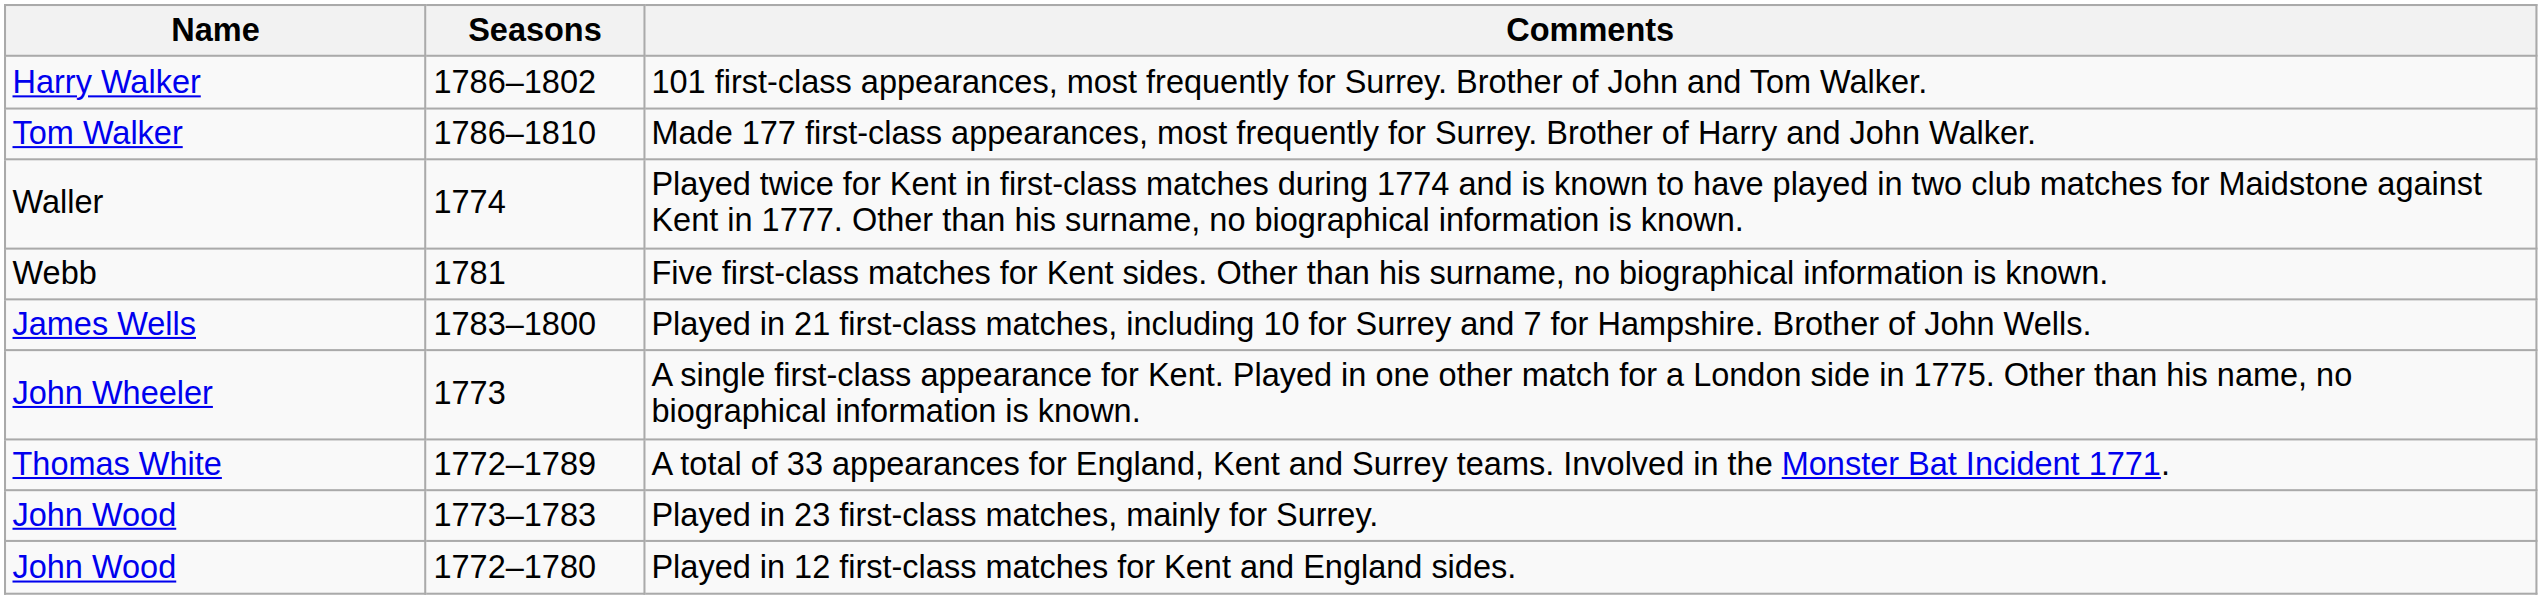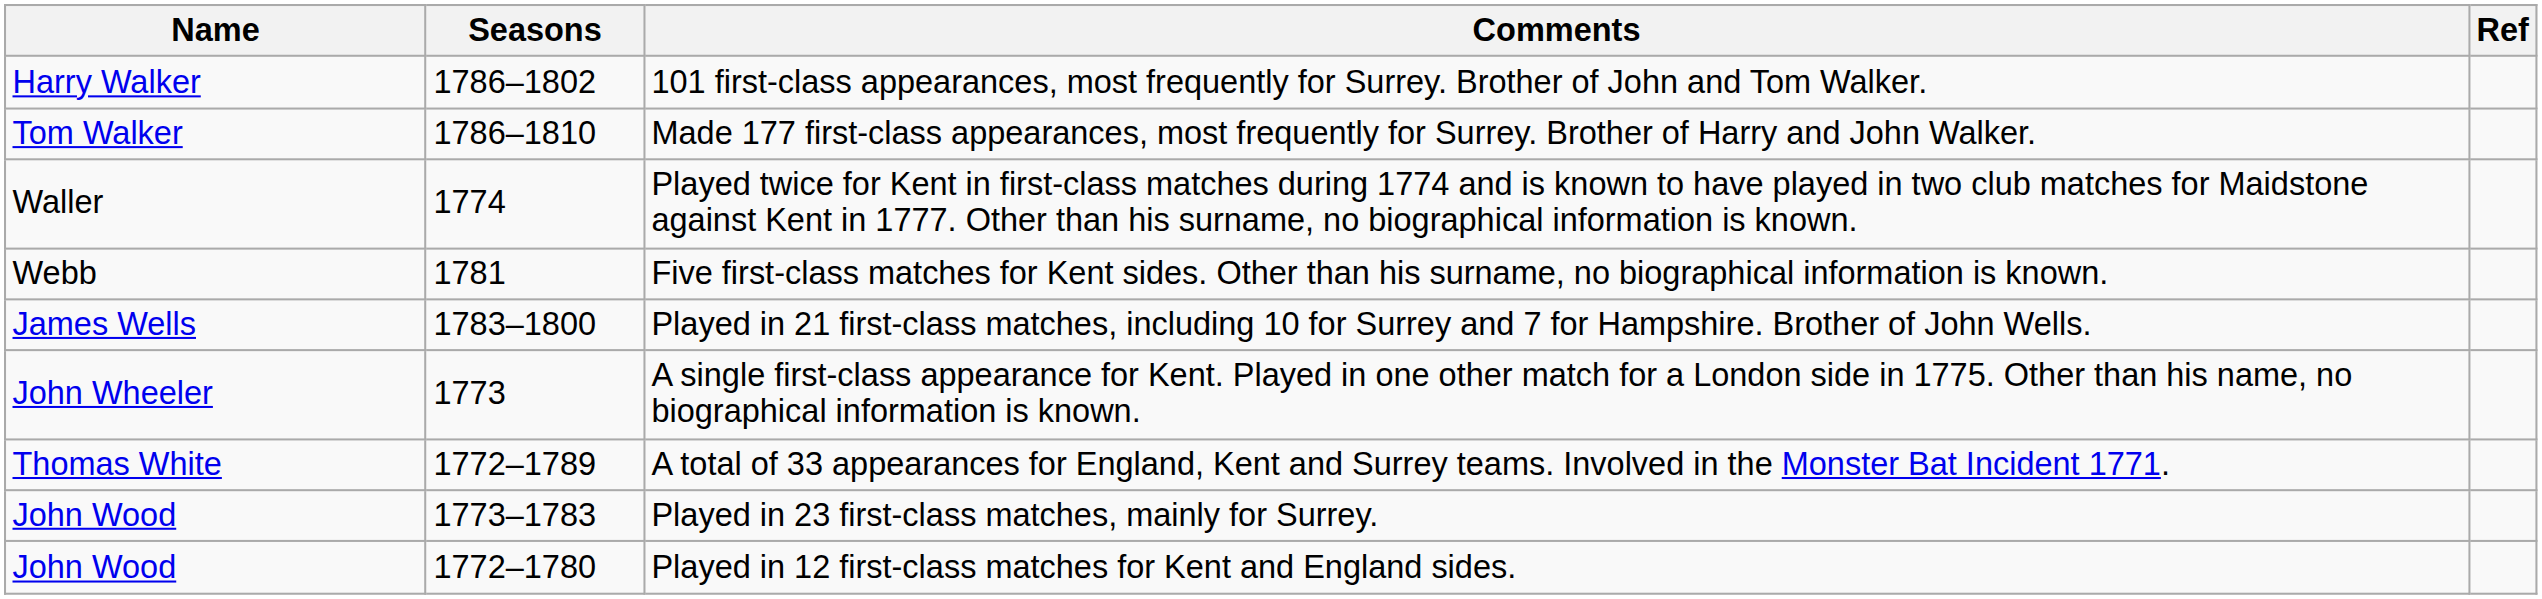+ column: (2503, 30)
